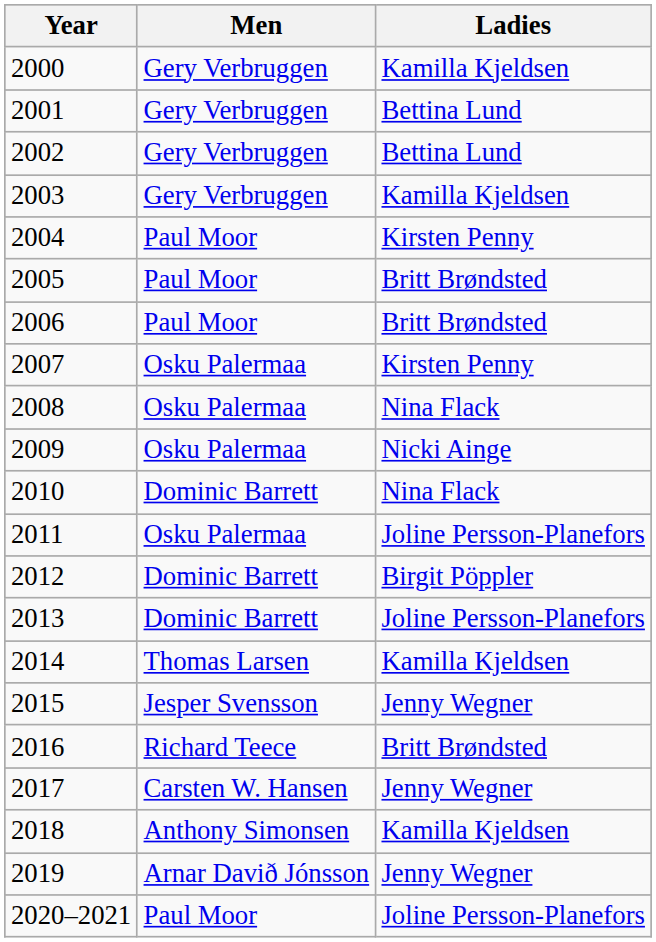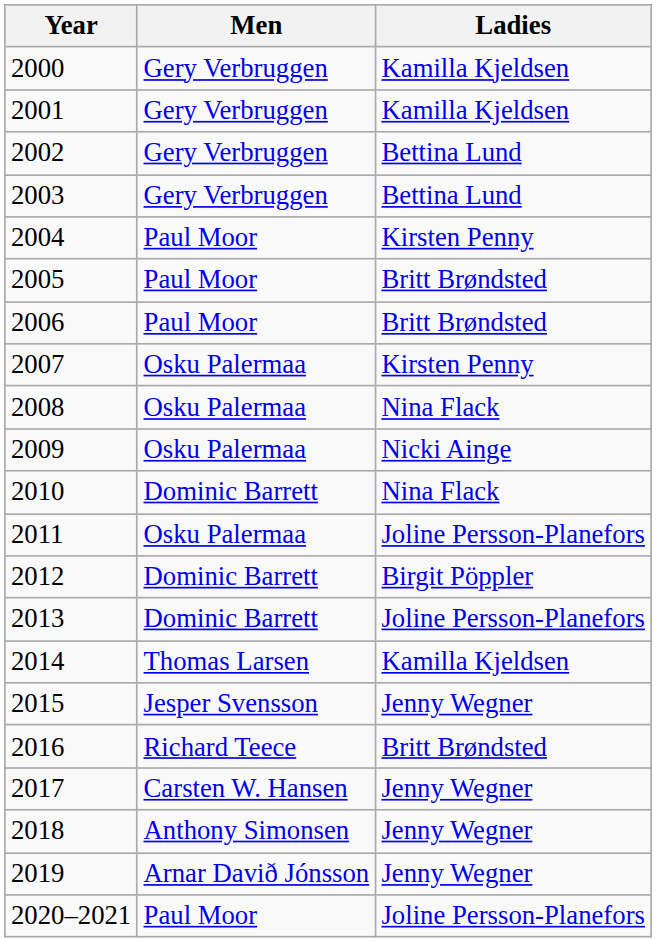(452, 110) Bettina Lund -> (475, 110) Kamilla Kjeldsen
(475, 195) Kamilla Kjeldsen -> (452, 195) Bettina Lund
(475, 830) Kamilla Kjeldsen -> (457, 830) Jenny Wegner
